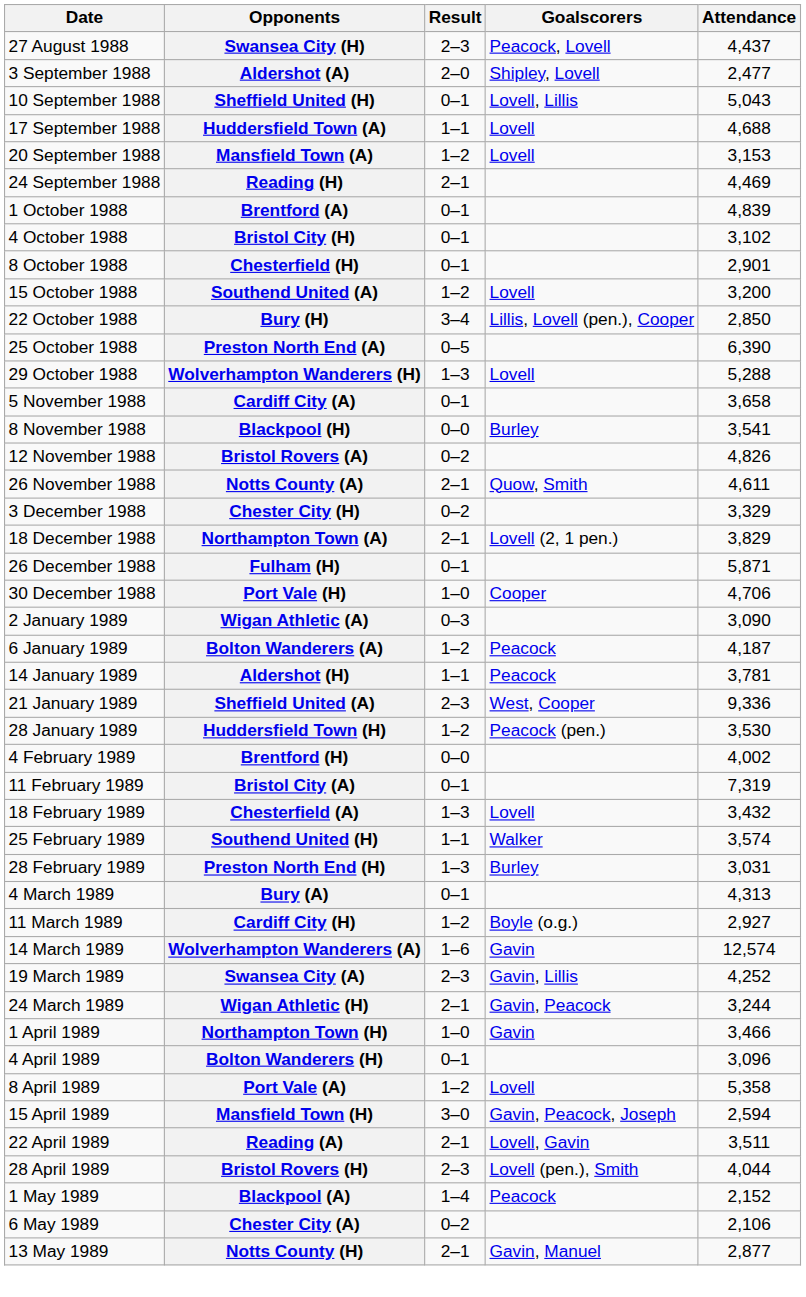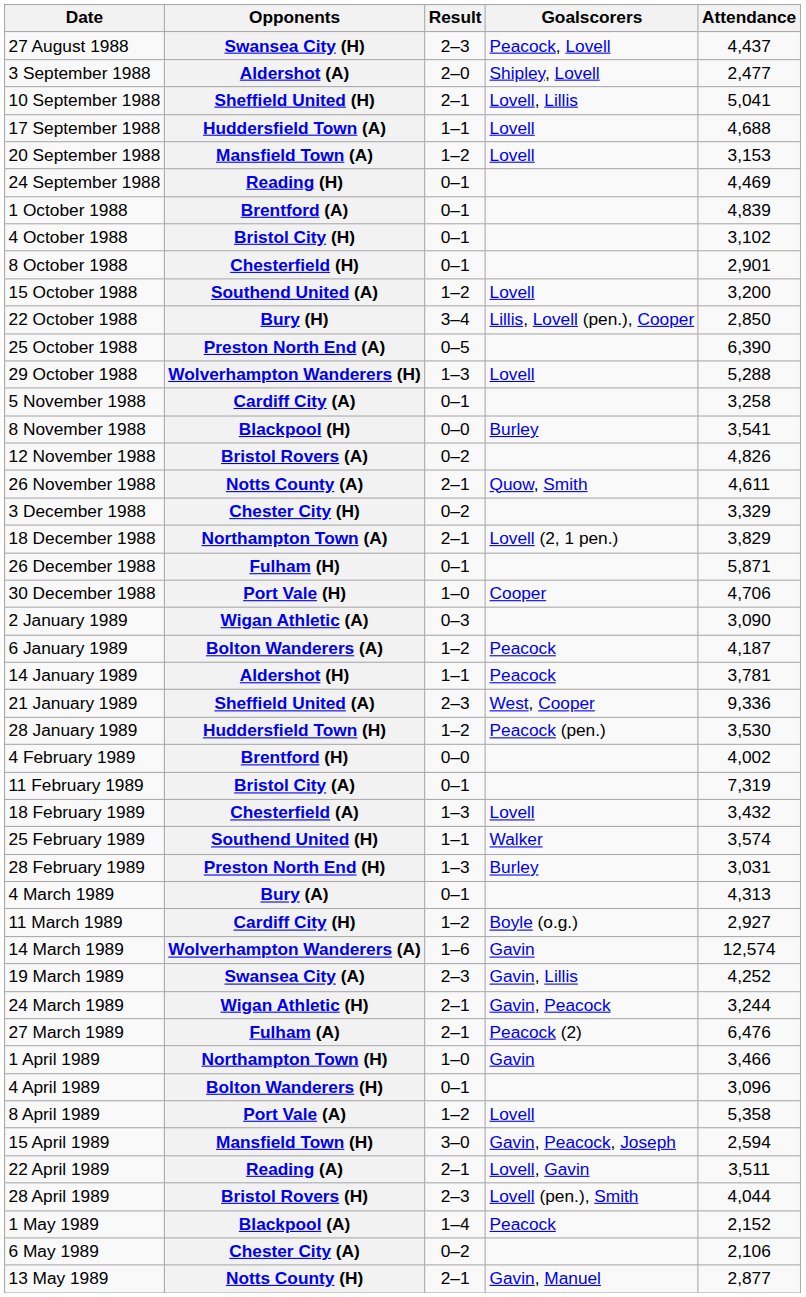(455, 100) 0–1 -> (455, 100) 2–1
(749, 100) 5,043 -> (749, 100) 5,041
(455, 182) 2–1 -> (455, 182) 0–1
(749, 401) 3,658 -> (749, 401) 3,258
+ row: (295, 1032)
